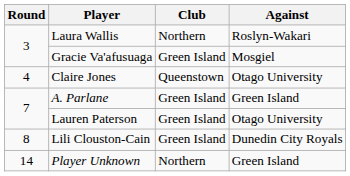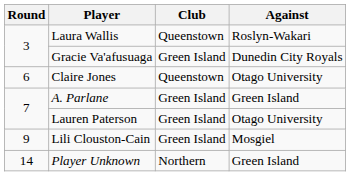(182, 35) Northern -> (191, 35) Queenstown
(253, 56) Mosgiel -> (287, 56) Dunedin City Royals
(26, 77) 4 -> (26, 77) 6
(26, 139) 8 -> (26, 139) 9
(287, 139) Dunedin City Royals -> (253, 139) Mosgiel
